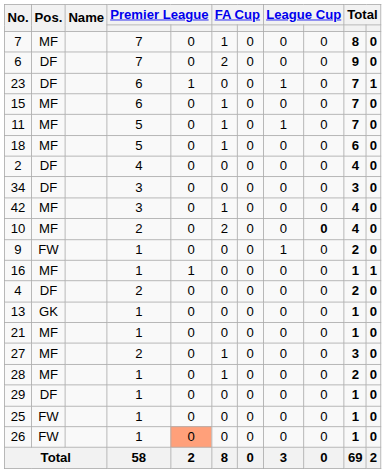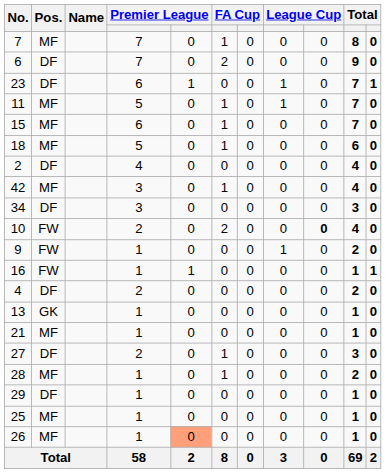rows swapped: (18, 104) <-> (18, 124)
rows swapped: (18, 208) <-> (18, 187)
(48, 229) MF -> (48, 229) FW
(48, 270) MF -> (48, 270) FW
(48, 353) MF -> (48, 353) DF
(48, 416) FW -> (48, 416) MF
(48, 437) FW -> (48, 437) MF
